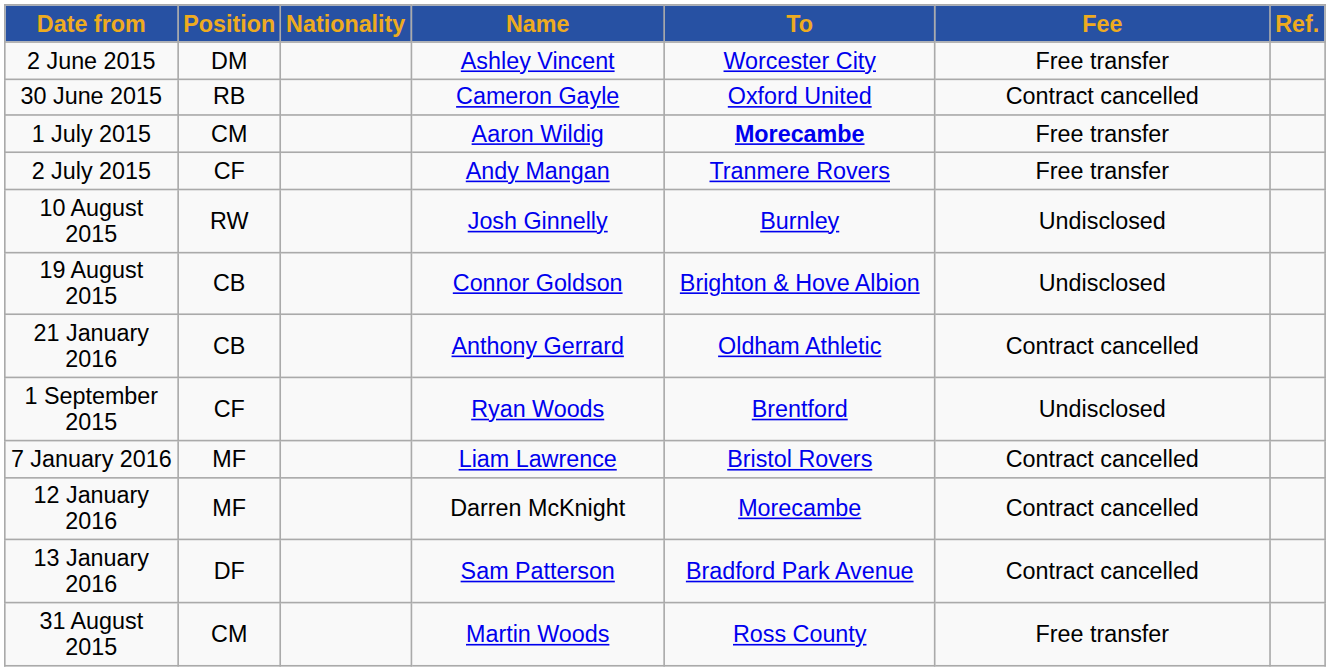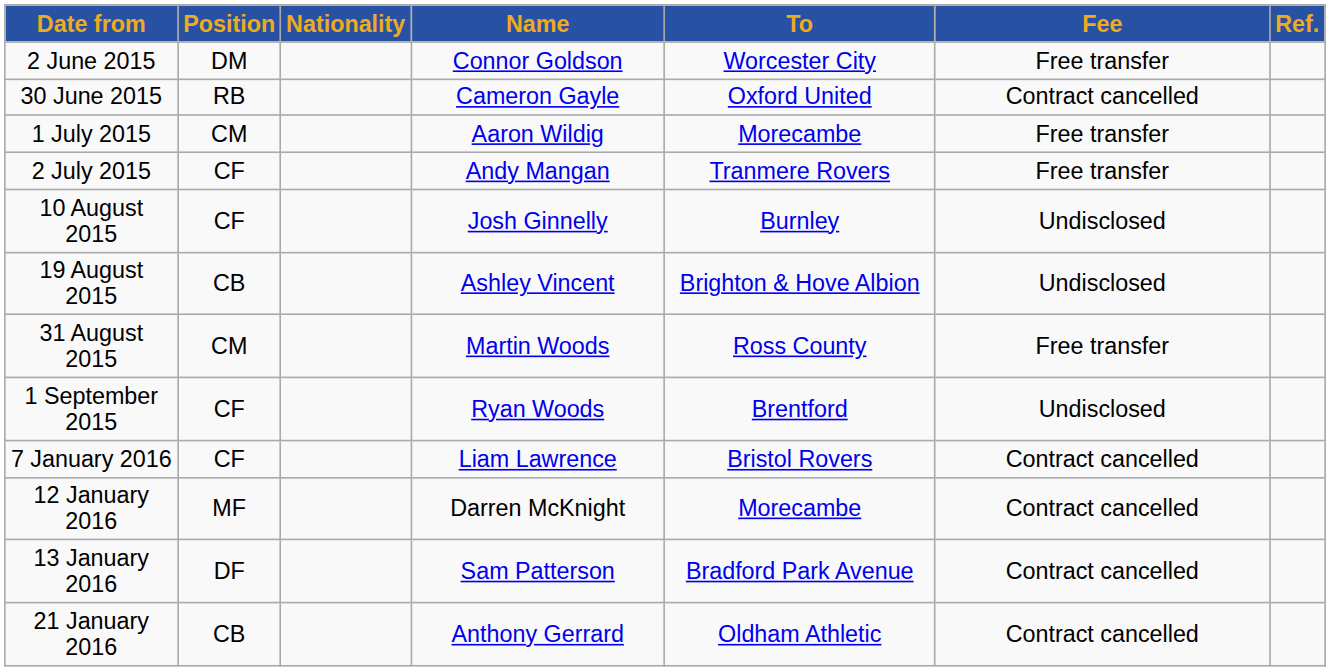(538, 60) Ashley Vincent -> (538, 60) Connor Goldson
(800, 134) bold -> (800, 134) normal
(229, 221) RW -> (229, 221) CF
(538, 284) Connor Goldson -> (538, 284) Ashley Vincent
rows swapped: (91, 634) <-> (91, 346)
(229, 459) MF -> (229, 459) CF
